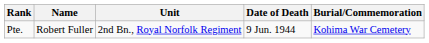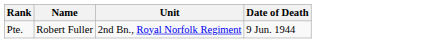- column: (368, 12)
